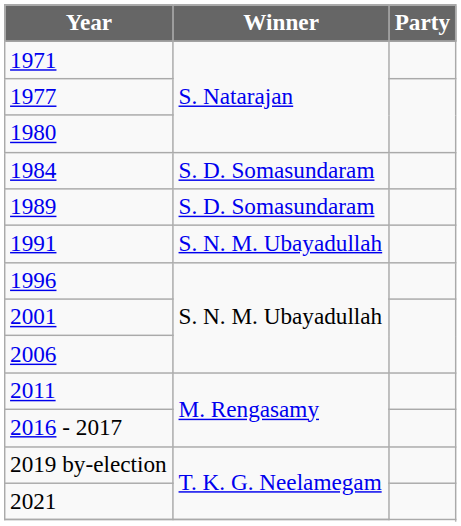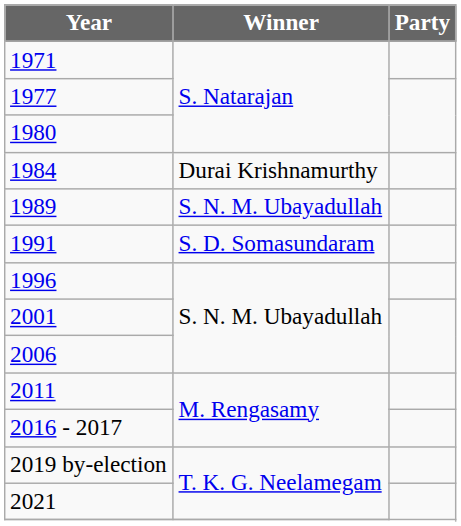(276, 170) S. D. Somasundaram -> (278, 170) Durai Krishnamurthy
(276, 206) S. D. Somasundaram -> (280, 206) S. N. M. Ubayadullah
(280, 243) S. N. M. Ubayadullah -> (276, 243) S. D. Somasundaram
